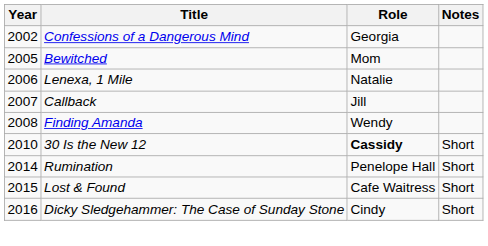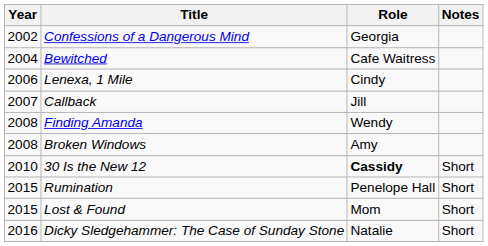(23, 58) 2005 -> (23, 58) 2004
(366, 58) Mom -> (393, 58) Cafe Waitress
(372, 79) Natalie -> (368, 79) Cindy
+ row: (95, 144)
(23, 166) 2014 -> (23, 187) 2015
(393, 187) Cafe Waitress -> (366, 209) Mom
(368, 209) Cindy -> (372, 230) Natalie
